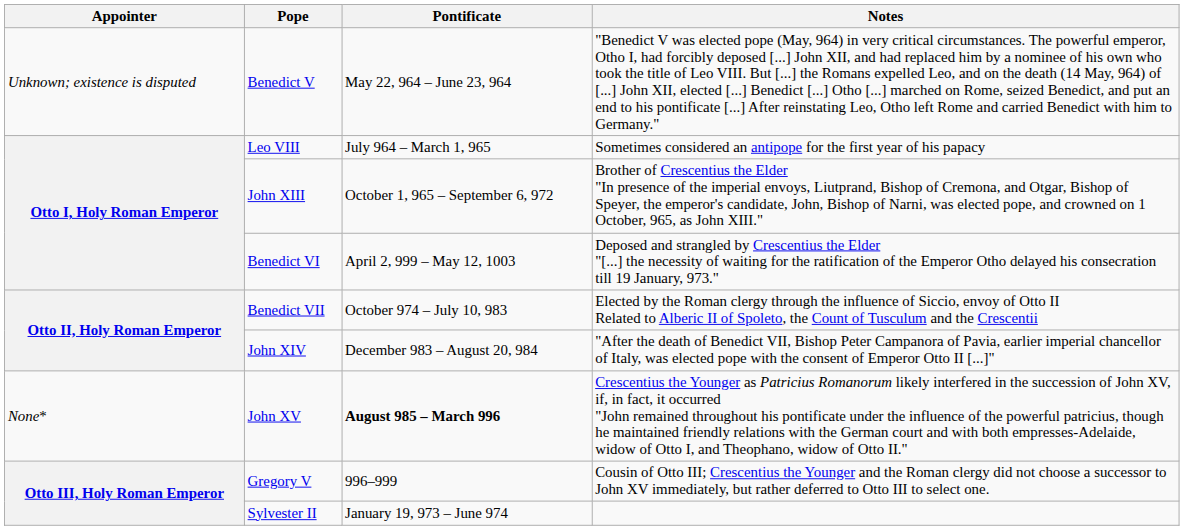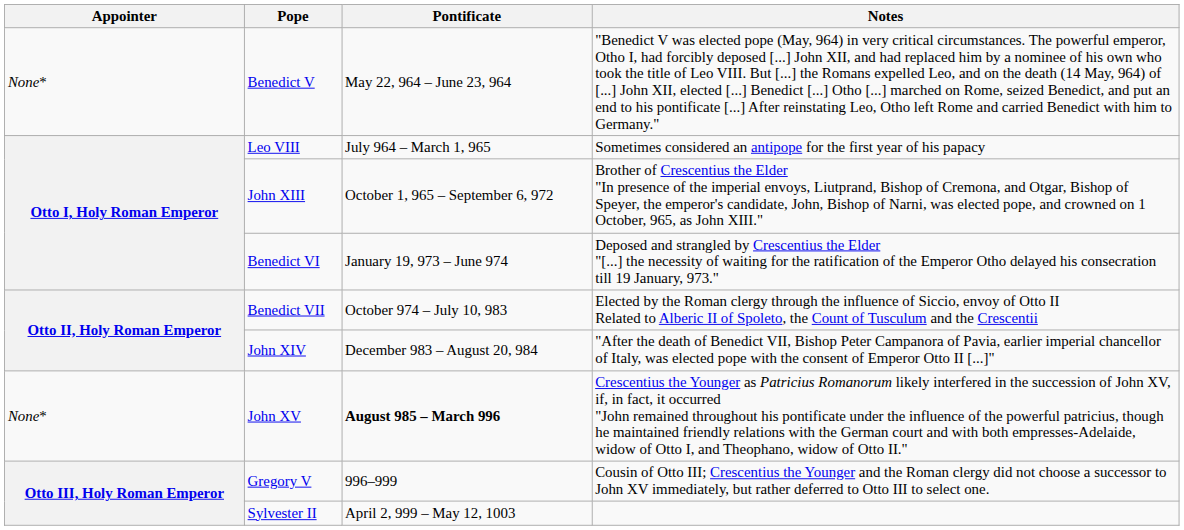(102, 81) Unknown; existence is disputed -> (27, 81) None*
(430, 261) April 2, 999 – May 12, 1003 -> (427, 261) January 19, 973 – June 974
(427, 513) January 19, 973 – June 974 -> (430, 513) April 2, 999 – May 12, 1003
